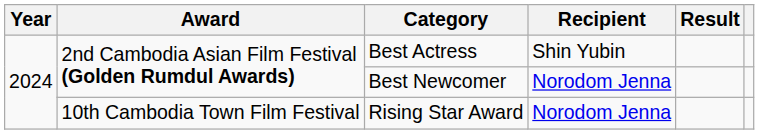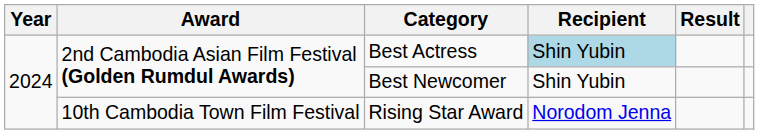(579, 50) no background -> (579, 50) lightblue background
(602, 81) Norodom Jenna -> (579, 81) Shin Yubin
